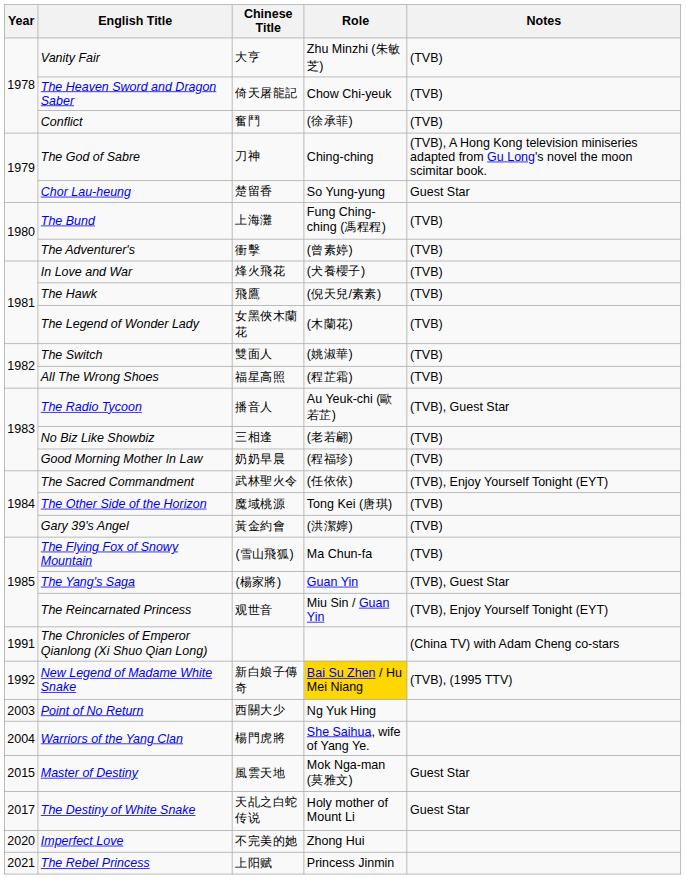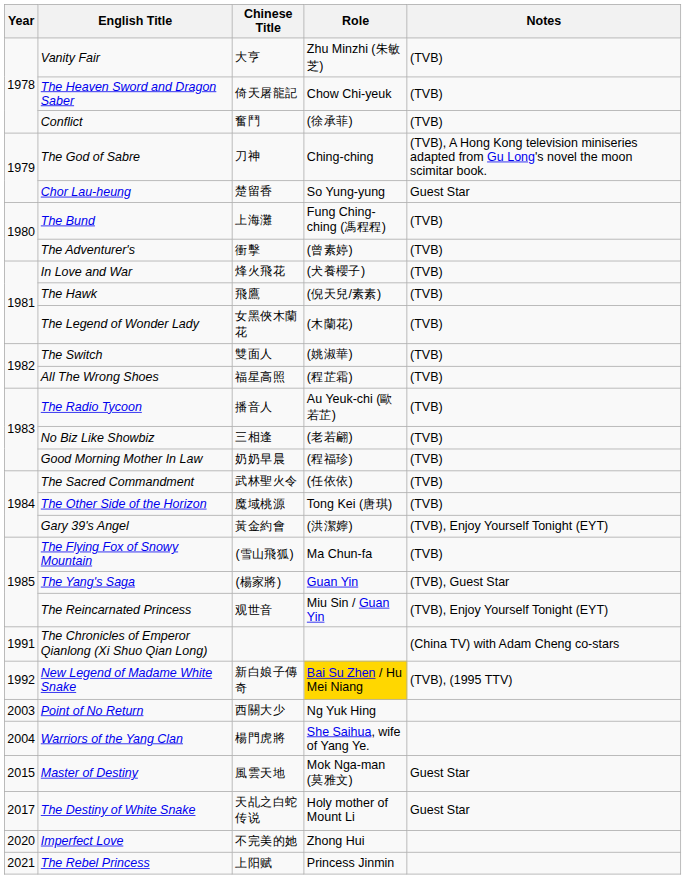(460, 407) (TVB), Guest Star -> (426, 407) (TVB)
(509, 482) (TVB), Enjoy Yourself Tonight (EYT) -> (426, 482) (TVB)
(426, 526) (TVB) -> (509, 526) (TVB), Enjoy Yourself Tonight (EYT)
